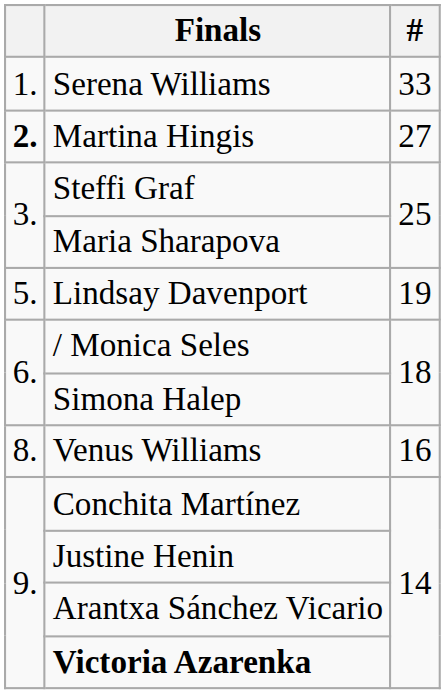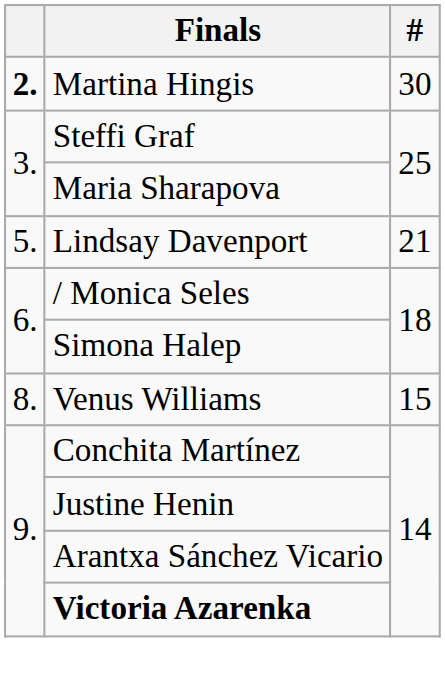- row: (162, 83)
(415, 135) 27 -> (415, 83) 30
(415, 293) 19 -> (415, 240) 21
(415, 450) 16 -> (415, 398) 15
